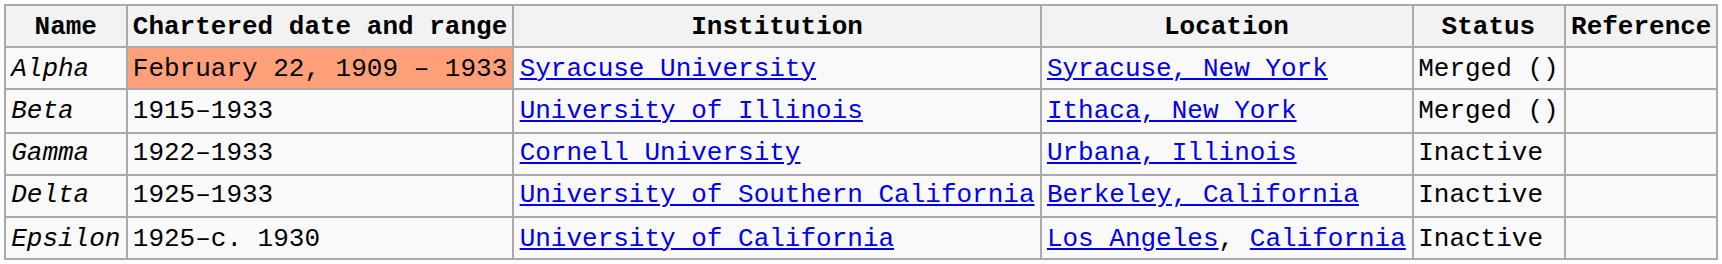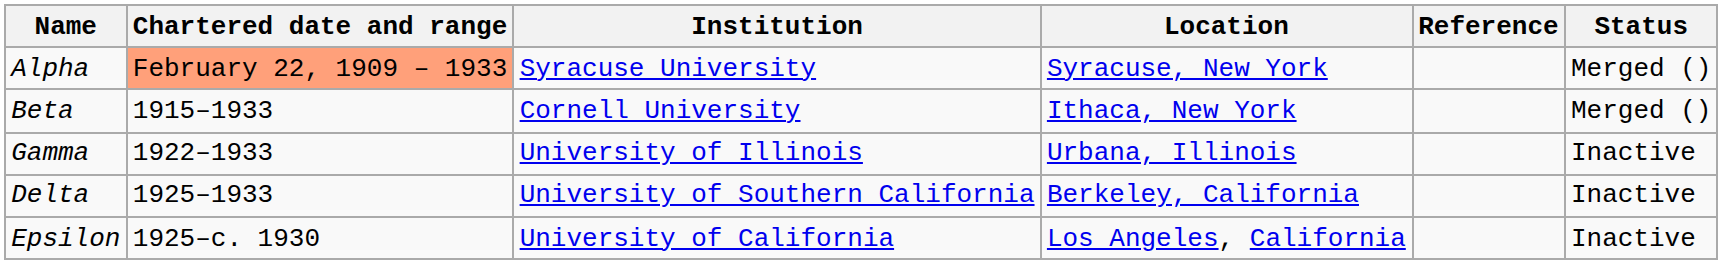columns swapped: (1488, 26) <-> (1641, 26)
(691, 111) University of Illinois -> (660, 111) Cornell University
(660, 153) Cornell University -> (691, 153) University of Illinois
